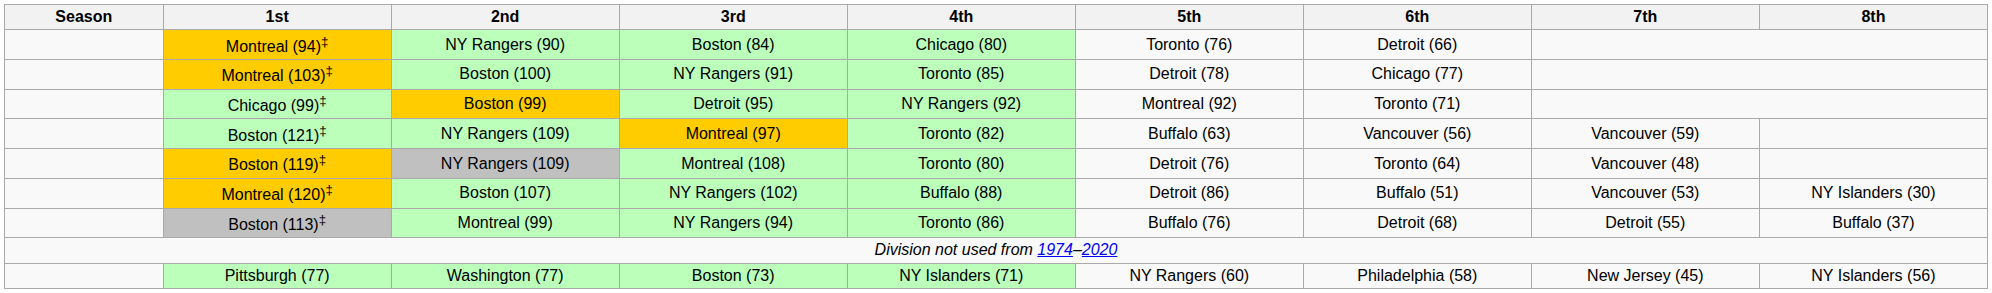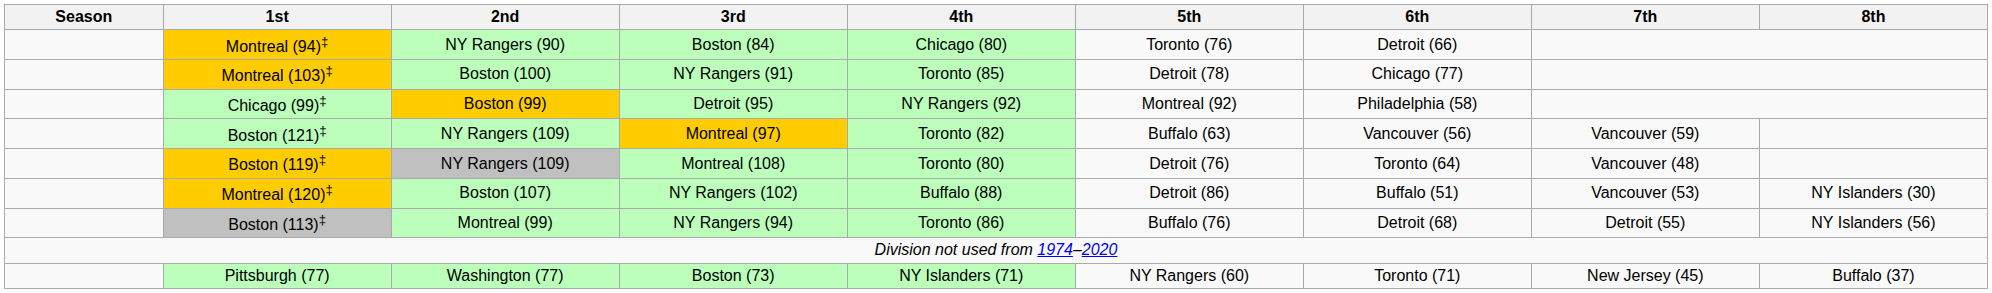(1417, 104) Toronto (71) -> (1417, 104) Philadelphia (58)
(1873, 222) Buffalo (37) -> (1873, 222) NY Islanders (56)
(1417, 275) Philadelphia (58) -> (1417, 275) Toronto (71)
(1873, 275) NY Islanders (56) -> (1873, 275) Buffalo (37)
